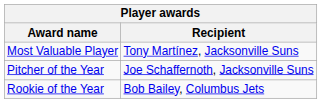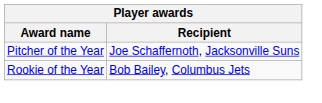- row: (63, 51)
